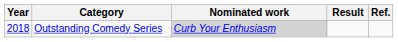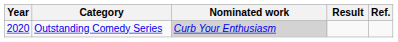(18, 28) 2018 -> (18, 28) 2020
